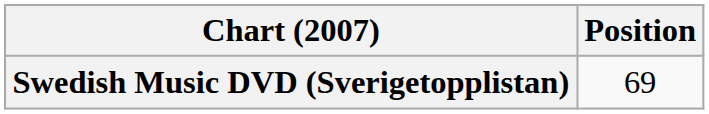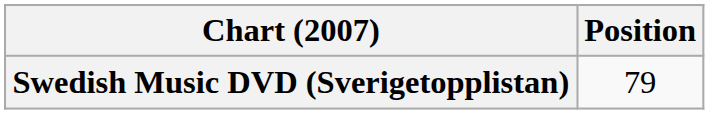(640, 81) 69 -> (640, 81) 79
